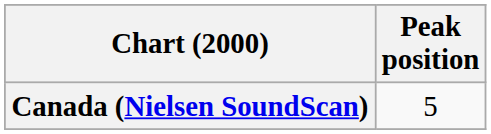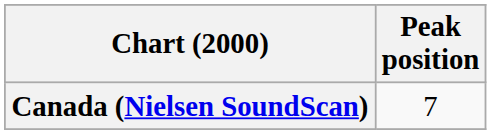(431, 105) 5 -> (431, 105) 7
